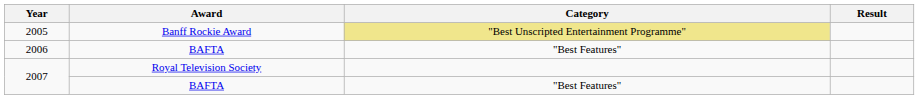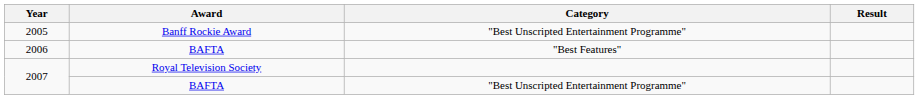(587, 31) khaki background -> (587, 31) no background
(587, 85) "Best Features" -> (587, 85) "Best Unscripted Entertainment Programme"
